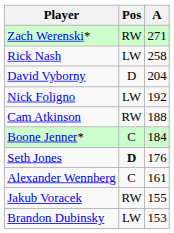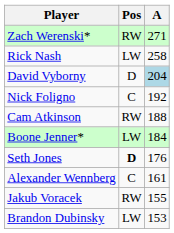(157, 76) no background -> (157, 76) lightblue background
(132, 96) LW -> (132, 96) C
(132, 137) C -> (132, 137) LW
